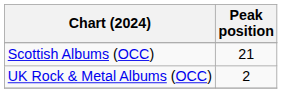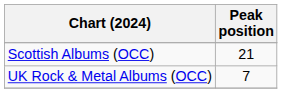(246, 76) 2 -> (246, 76) 7
